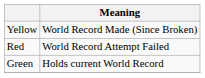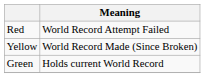rows swapped: (15, 47) <-> (22, 30)
